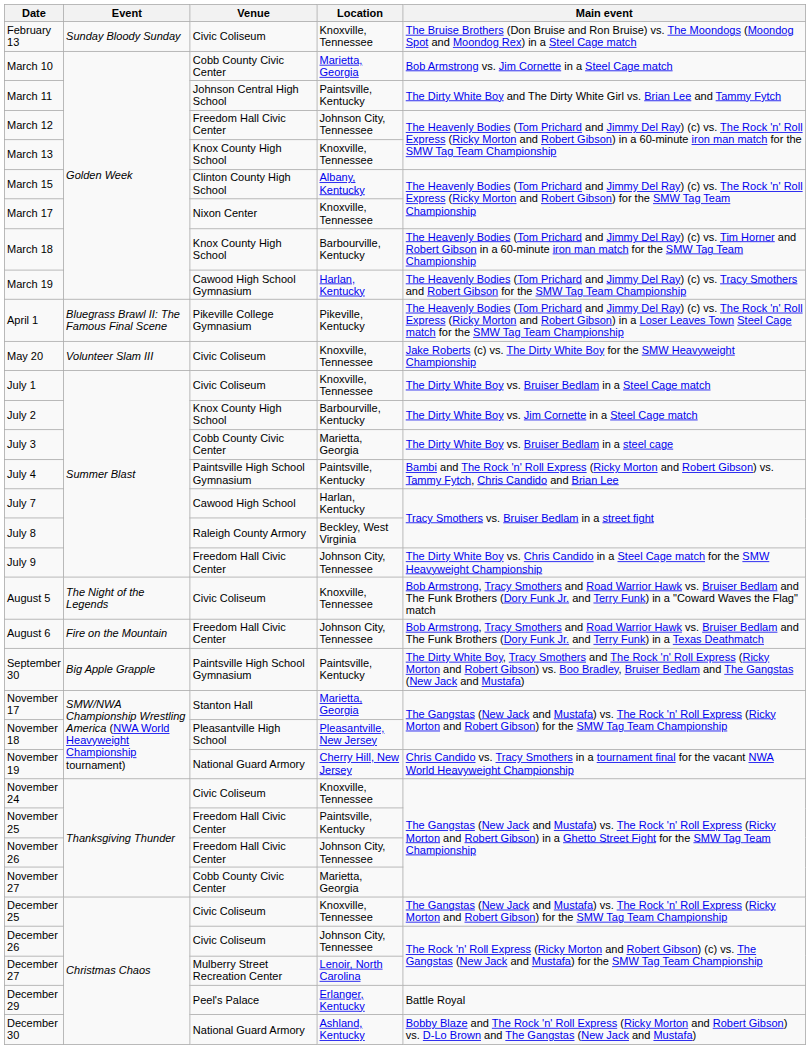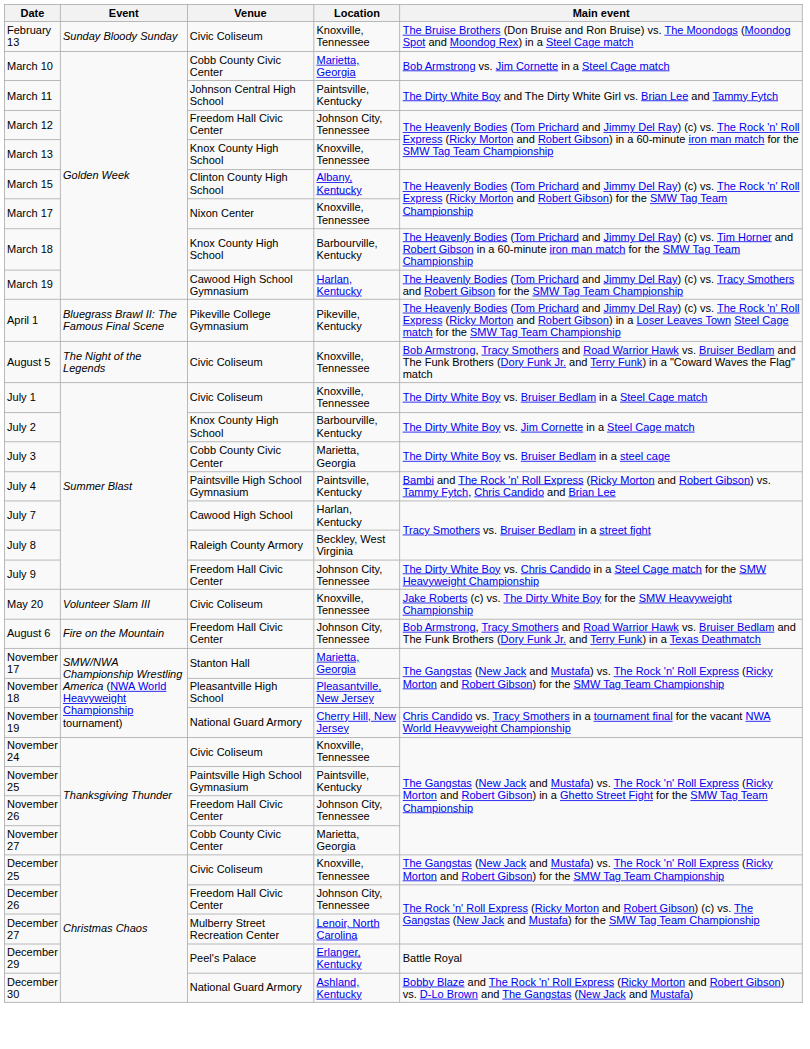rows swapped: (25, 356) <-> (29, 598)
- row: (34, 669)
(239, 823) Freedom Hall Civic Center -> (246, 781) Paintsville High School Gymnasium
(229, 941) Civic Coliseum -> (236, 899) Freedom Hall Civic Center
